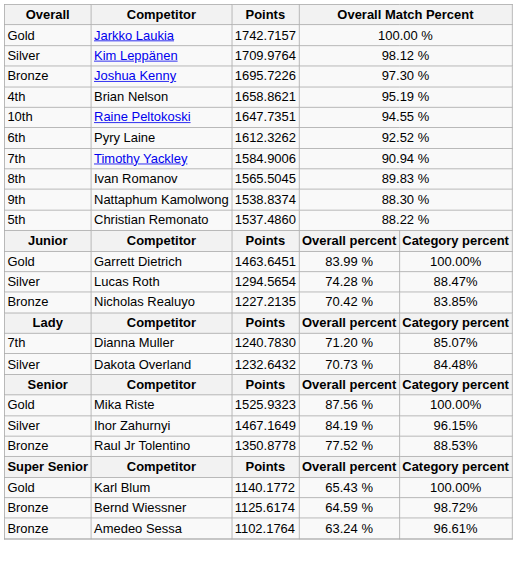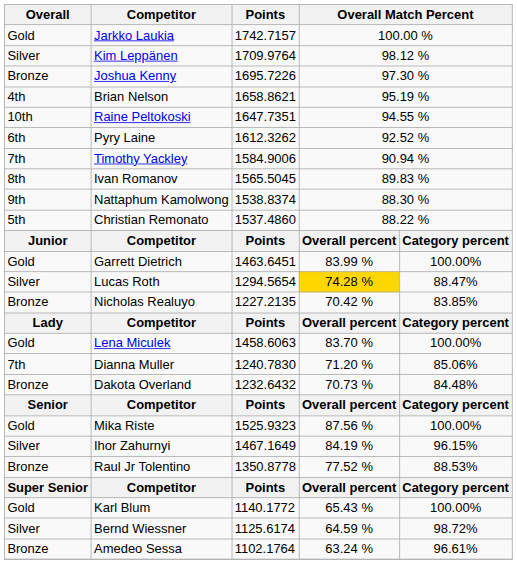(349, 281) no background -> (349, 281) gold background
+ row: (132, 343)
(456, 343) 85.07% -> (456, 364) 85.06%
(24, 364) Silver -> (28, 384) Bronze
(28, 508) Bronze -> (24, 528) Silver
